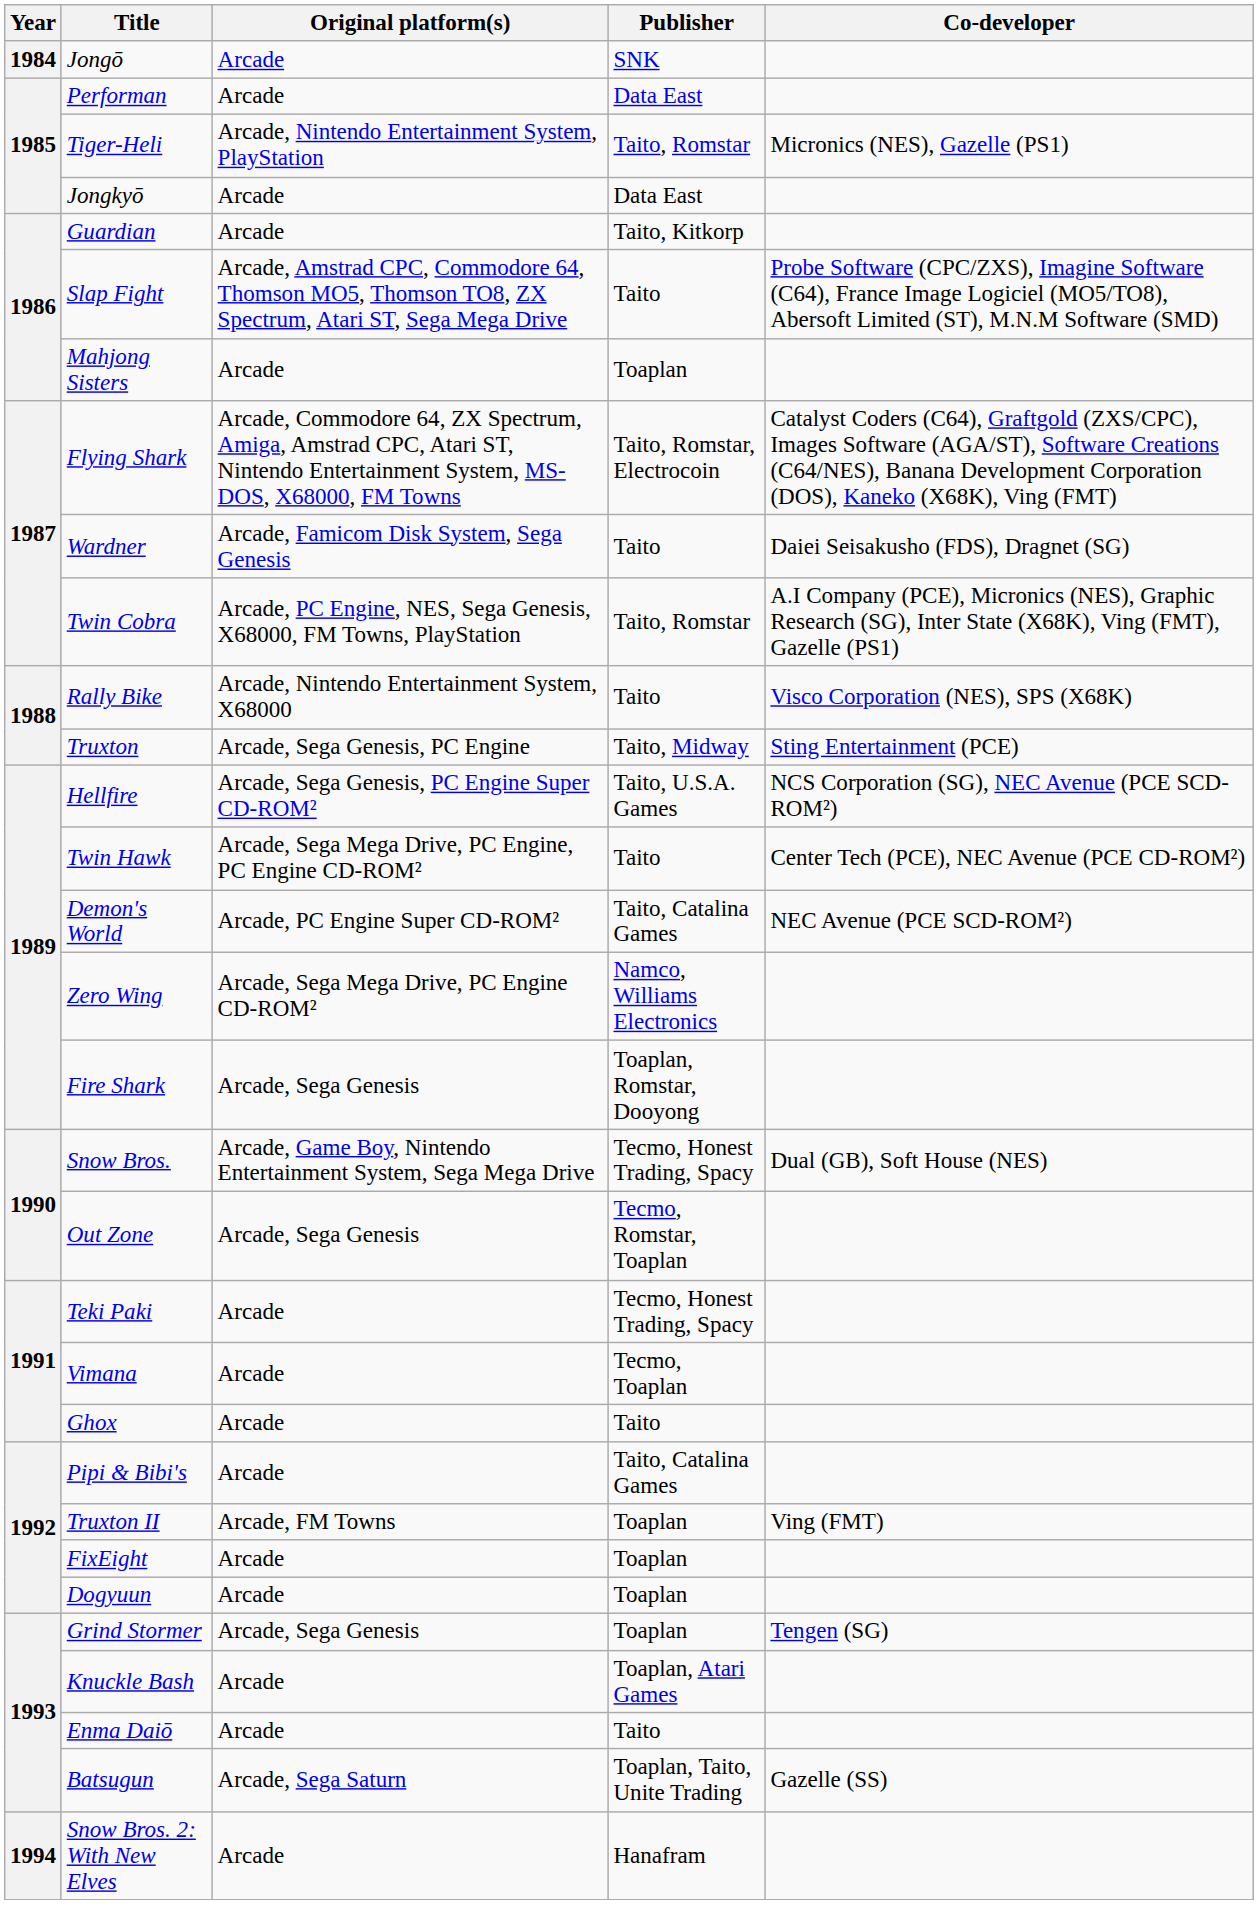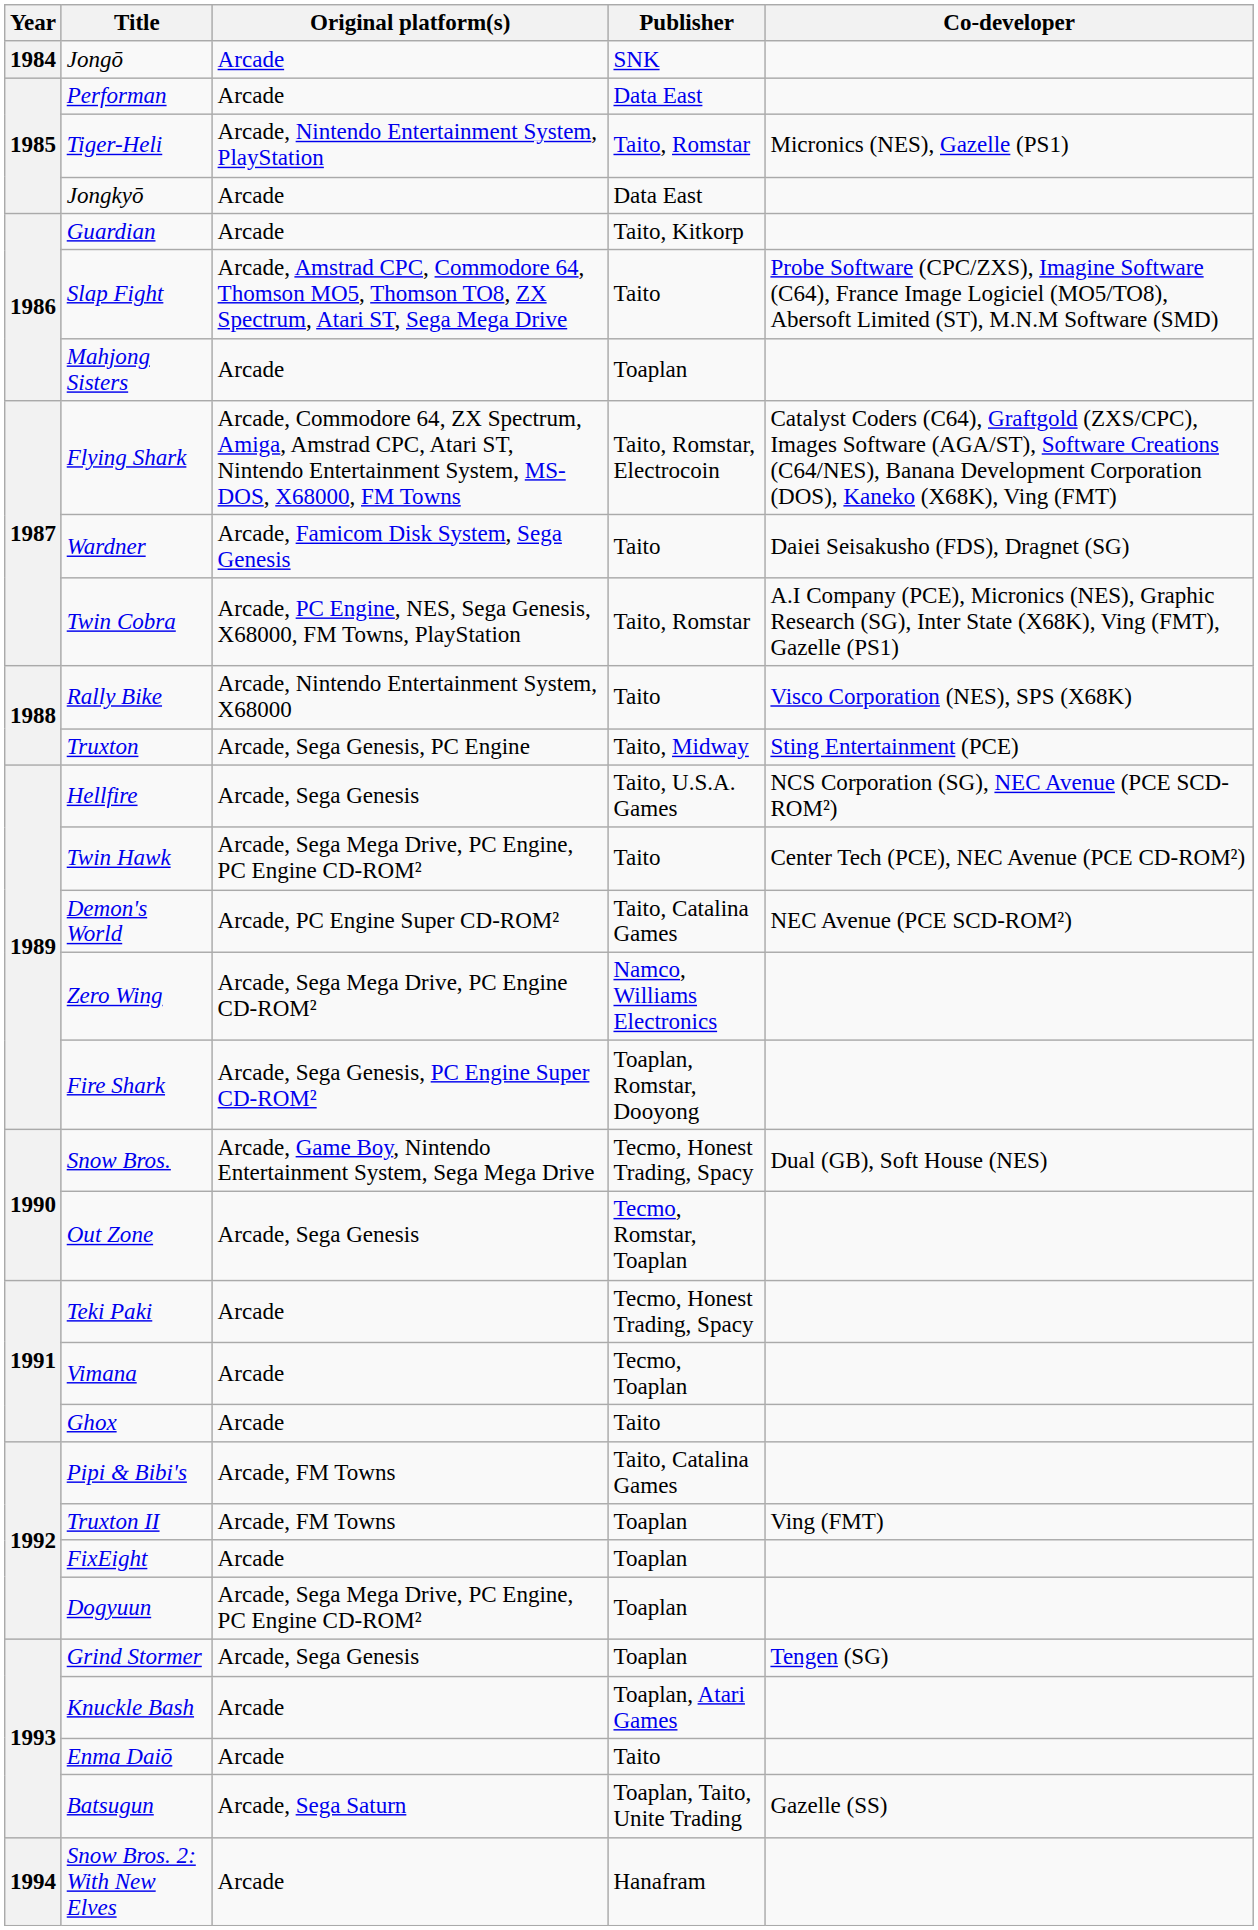(403, 795) Arcade, Sega Genesis, PC Engine Super CD-ROM² -> (318, 795) Arcade, Sega Genesis
(318, 1084) Arcade, Sega Genesis -> (403, 1084) Arcade, Sega Genesis, PC Engine Super CD-ROM²
(251, 1472) Arcade -> (307, 1472) Arcade, FM Towns
(251, 1594) Arcade -> (395, 1607) Arcade, Sega Mega Drive, PC Engine, PC Engine CD-ROM²
